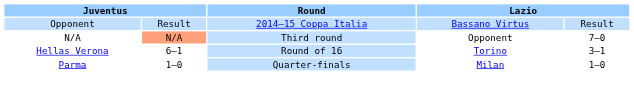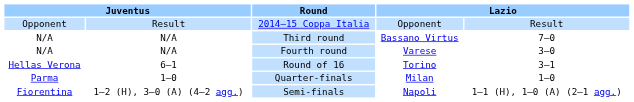(490, 24) Bassano Virtus -> (420, 24) Opponent
(174, 37) lightsalmon background -> (169, 37) no background
(490, 37) Opponent -> (420, 37) Bassano Virtus
+ row: (314, 51)
+ row: (314, 91)
